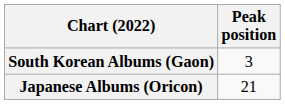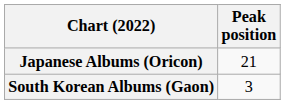rows swapped: (111, 86) <-> (111, 61)
